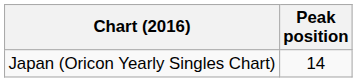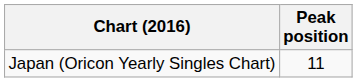(316, 63) 14 -> (316, 63) 11
